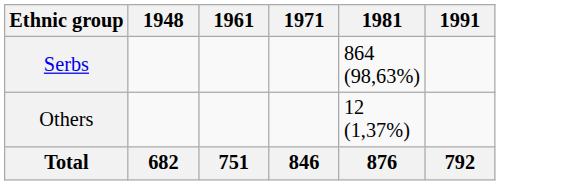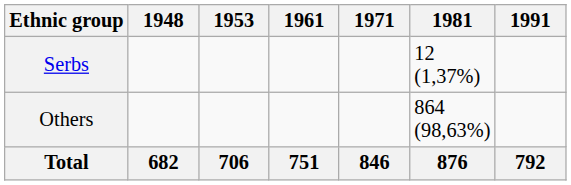+ column: (234, 20)
(382, 64) 864 (98,63%) -> (447, 64) 12 (1,37%)
(377, 119) 12 (1,37%) -> (452, 119) 864 (98,63%)
